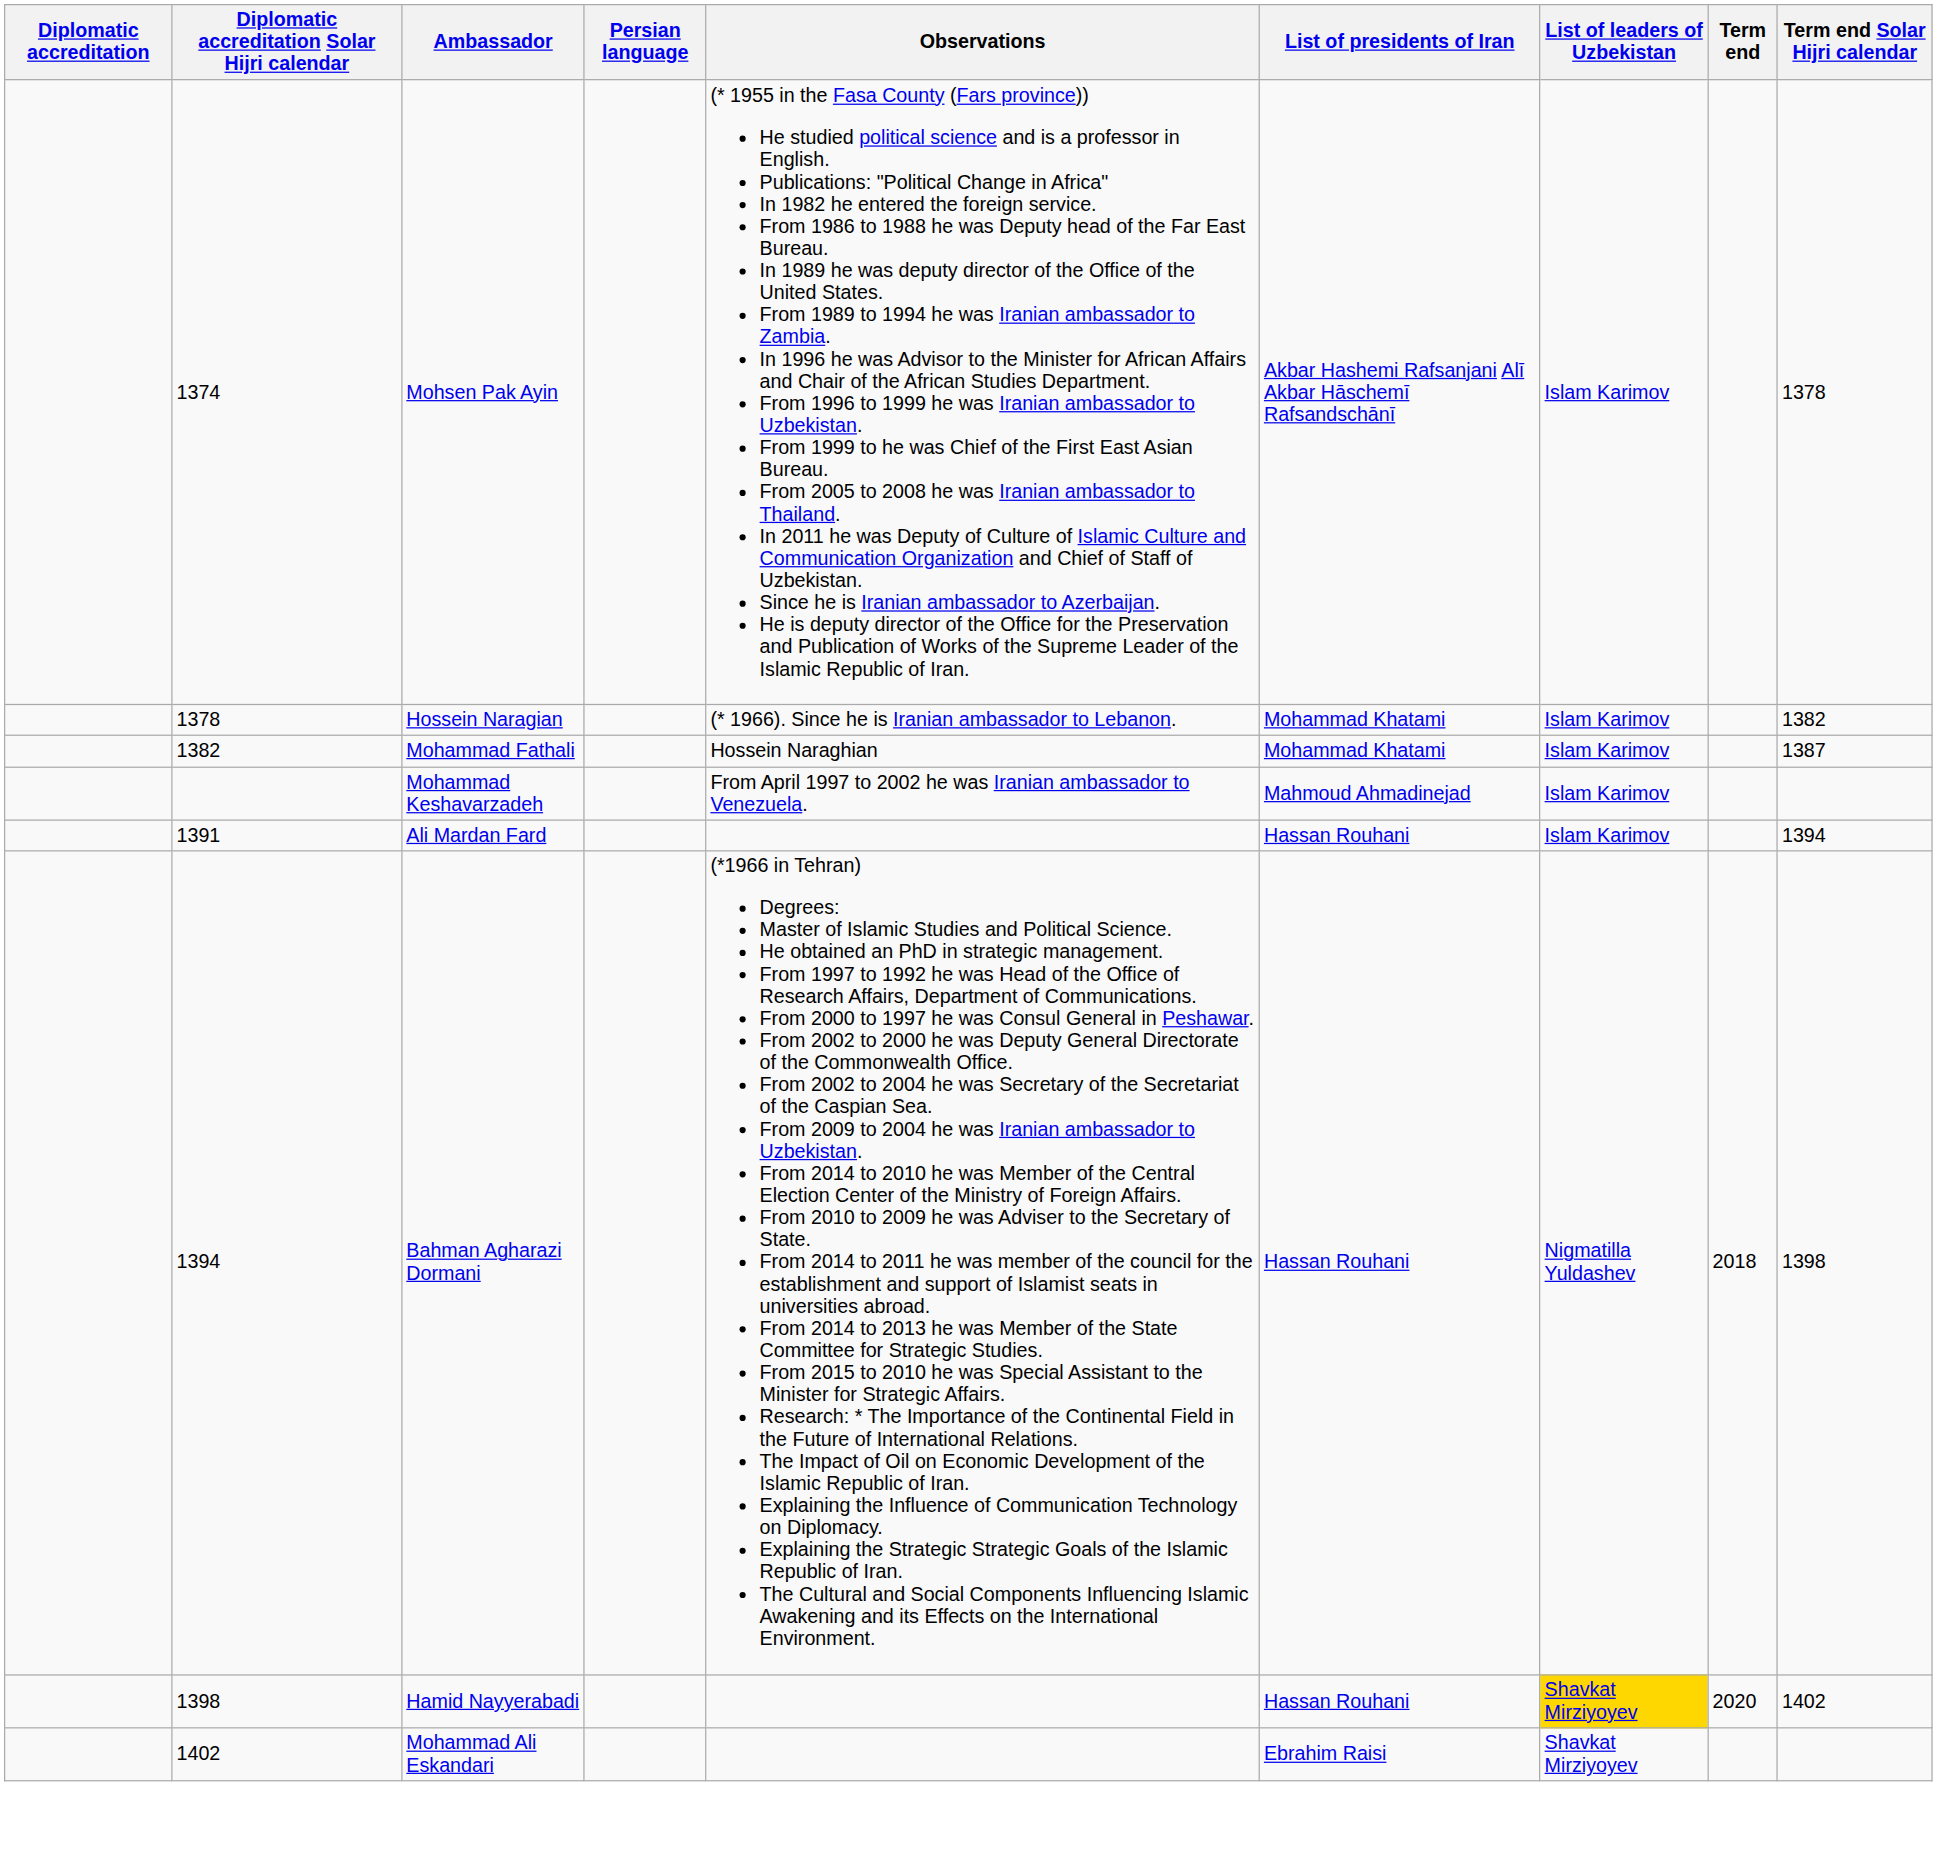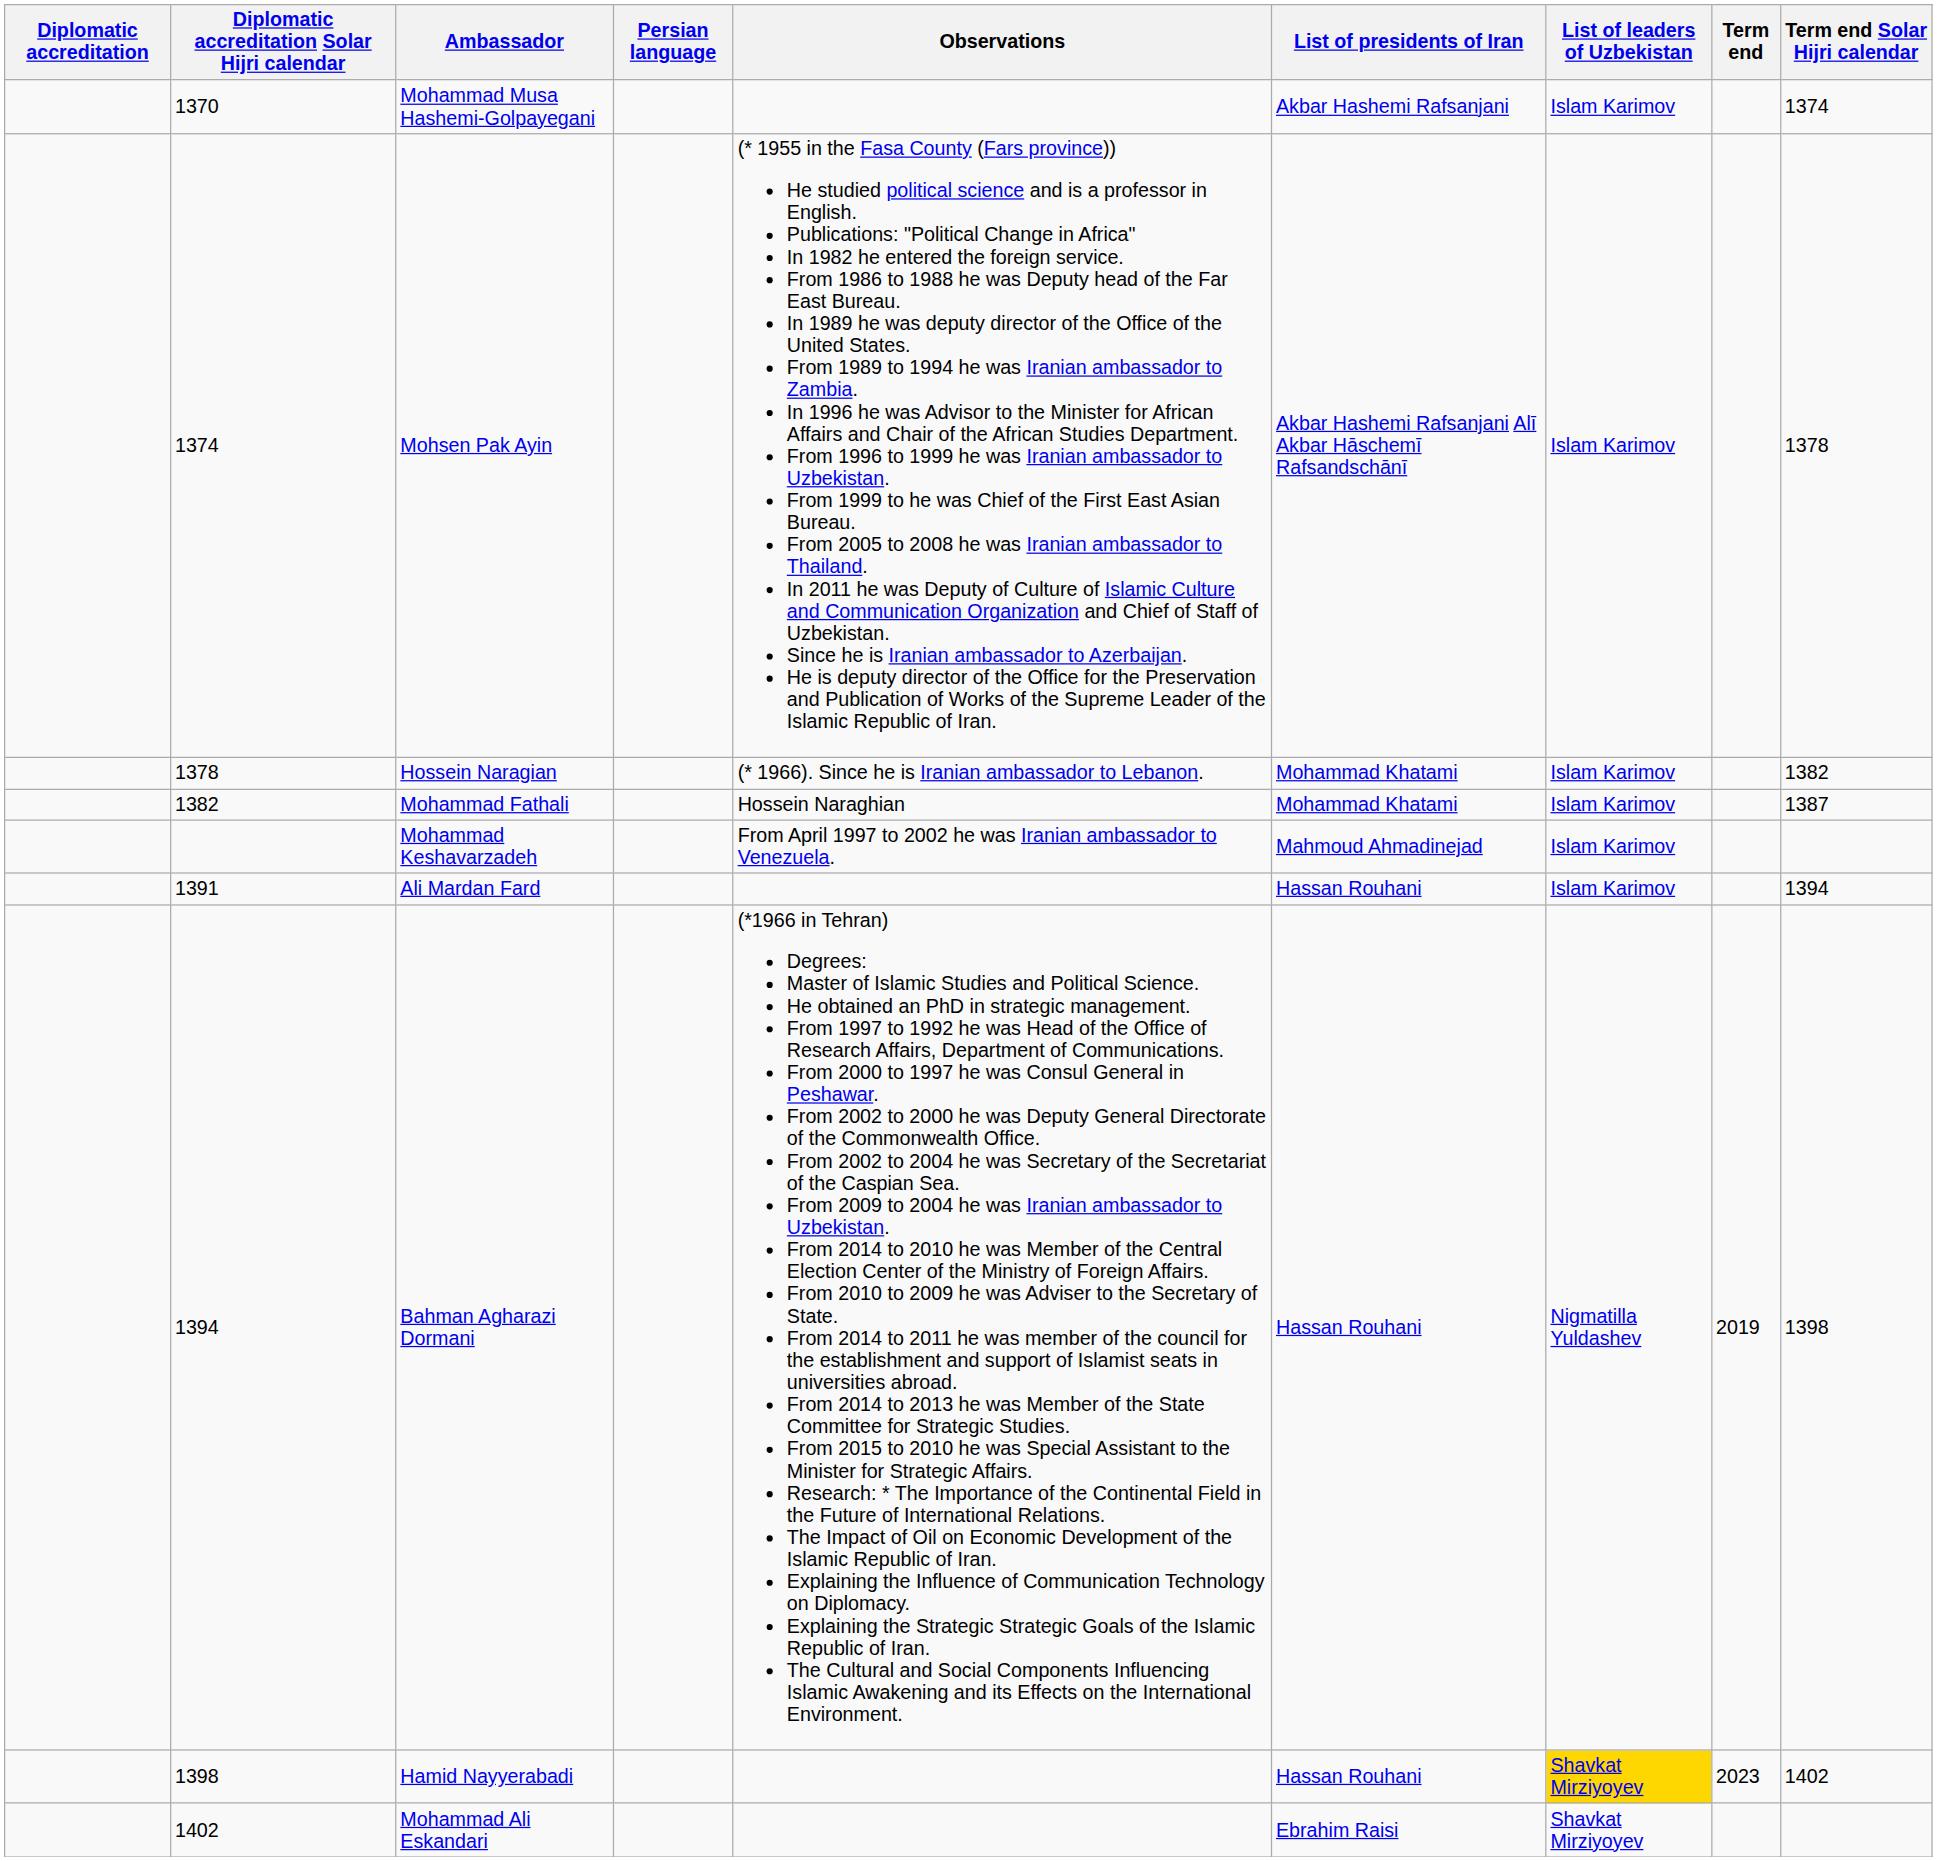+ row: (498, 106)
(1734, 1262) 2018 -> (1738, 1327) 2019
(1734, 1701) 2020 -> (1738, 1776) 2023
